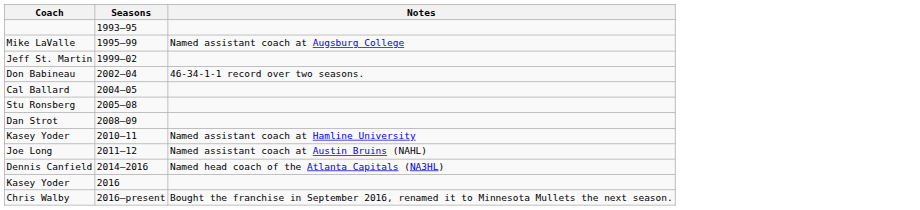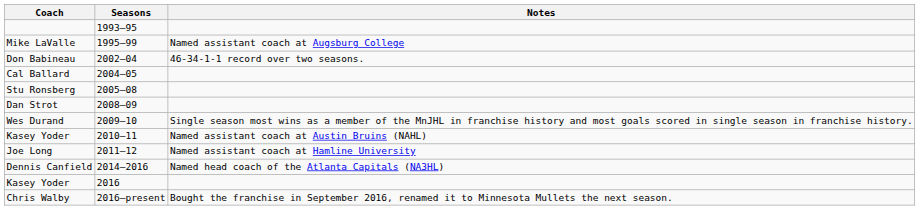- row: (49, 58)
+ row: (35, 120)
(293, 136) Named assistant coach at Hamline University -> (298, 136) Named assistant coach at Austin Bruins (NAHL)
(298, 151) Named assistant coach at Austin Bruins (NAHL) -> (293, 151) Named assistant coach at Hamline University
